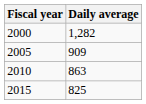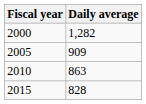(77, 90) 825 -> (77, 90) 828
